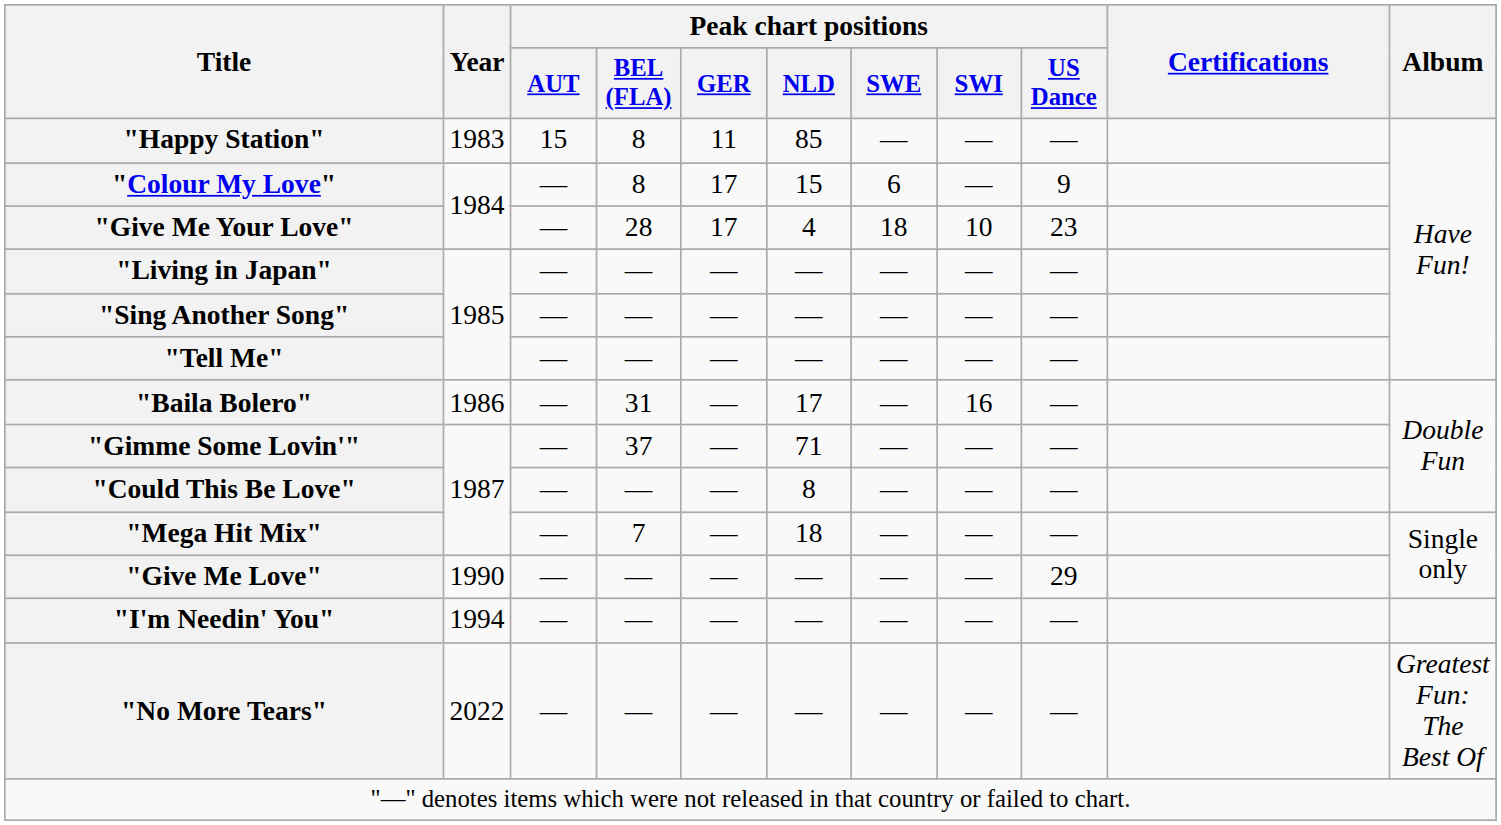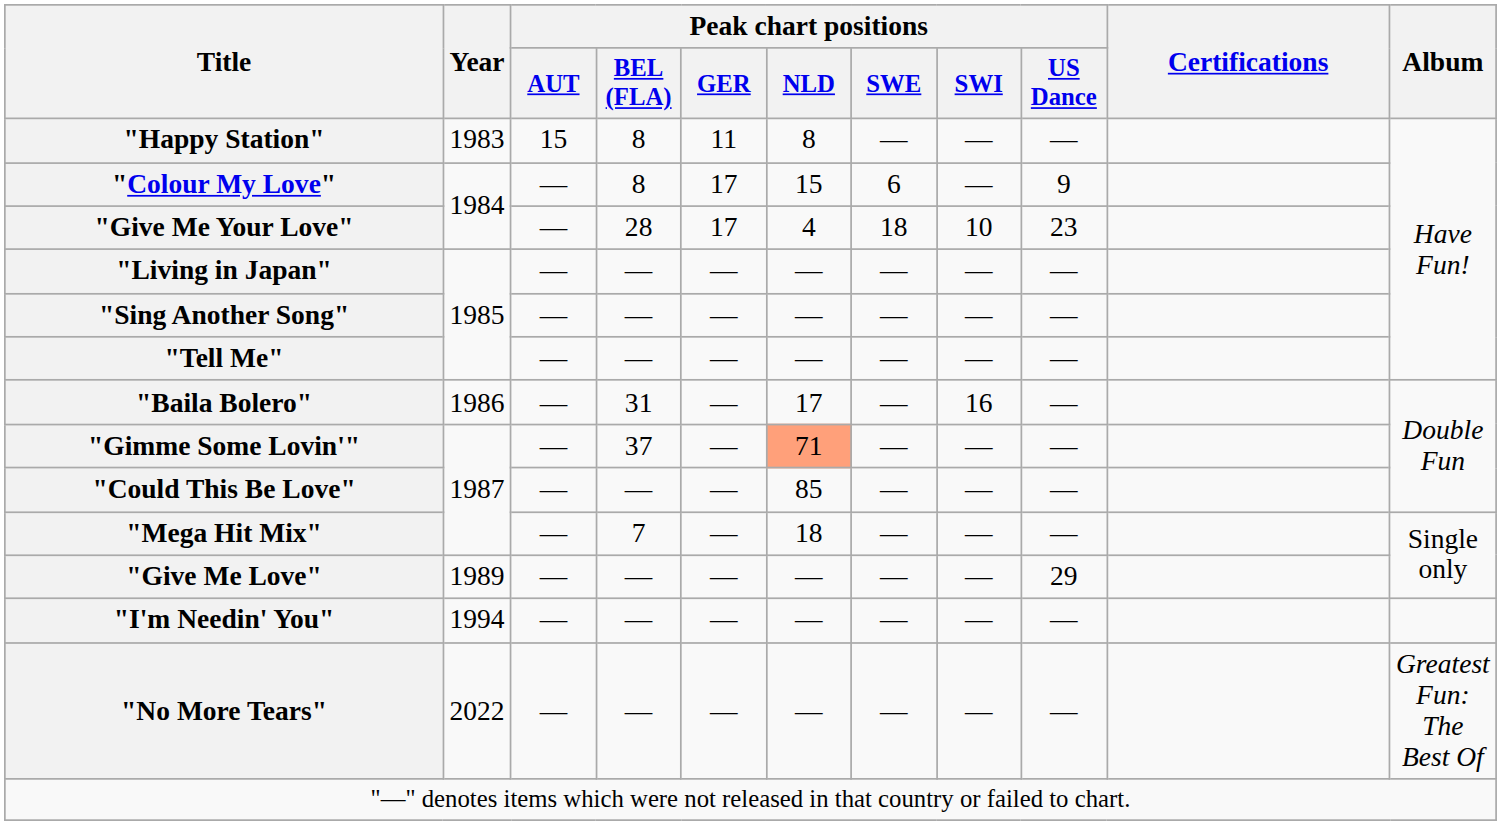(809, 140) 85 -> (809, 140) 8
(809, 445) no background -> (809, 445) lightsalmon background
(809, 489) 8 -> (809, 489) 85
(477, 576) 1990 -> (477, 576) 1989
